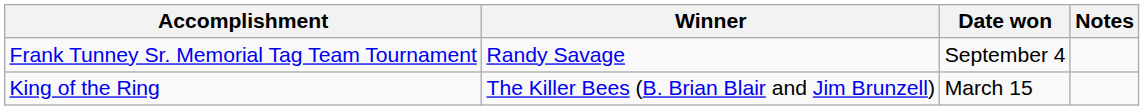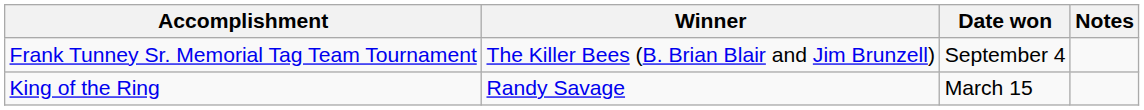(556, 54) Randy Savage -> (711, 54) The Killer Bees (B. Brian Blair and Jim Brunzell)
(711, 88) The Killer Bees (B. Brian Blair and Jim Brunzell) -> (556, 88) Randy Savage
